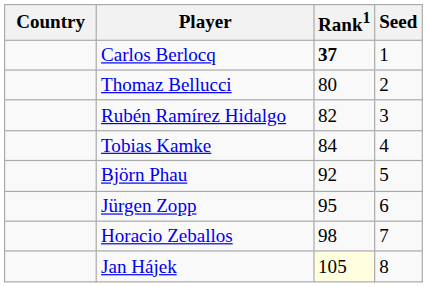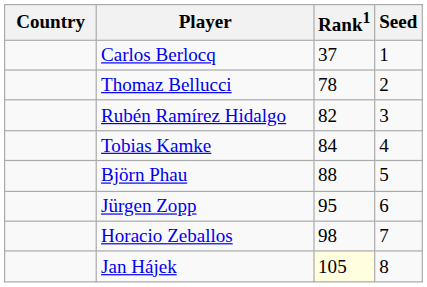(328, 54) bold -> (328, 54) normal
(328, 85) 80 -> (328, 85) 78
(328, 175) 92 -> (328, 175) 88
